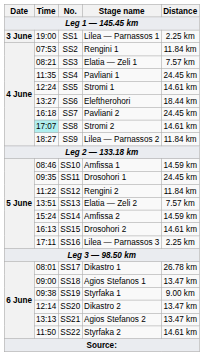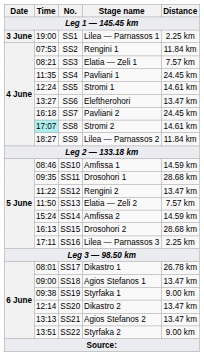(180, 100) 18.44 km -> (180, 100) 13.47 km
(180, 178) 24.45 km -> (180, 178) 28.68 km
(180, 190) 11.84 km -> (180, 190) 13.47 km
(46, 203) 13:51 -> (46, 203) 11:50
(180, 229) 14.61 km -> (180, 229) 28.68 km
(46, 332) 11:50 -> (46, 332) 13:51
(180, 332) 14.61 km -> (180, 332) 9.00 km
